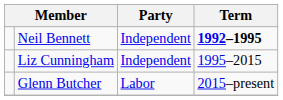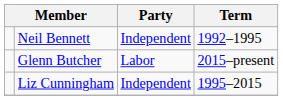(230, 38) bold -> (230, 38) normal
rows swapped: (66, 60) <-> (60, 83)
